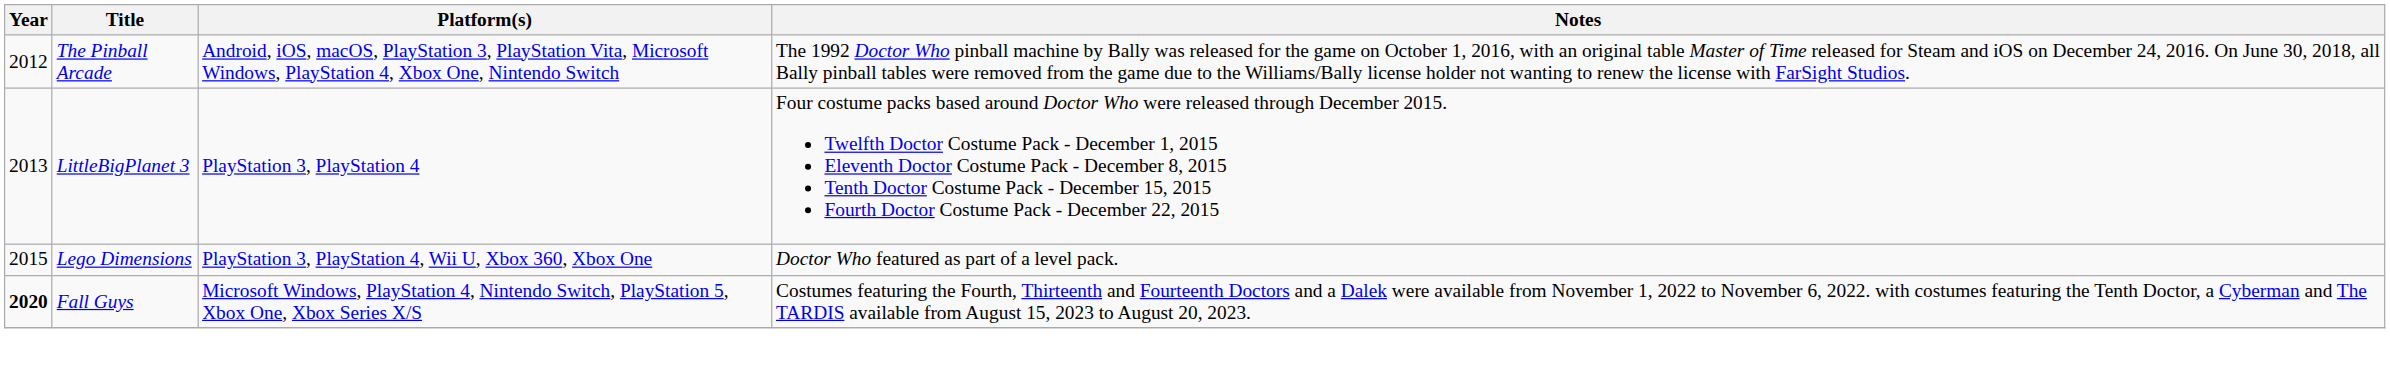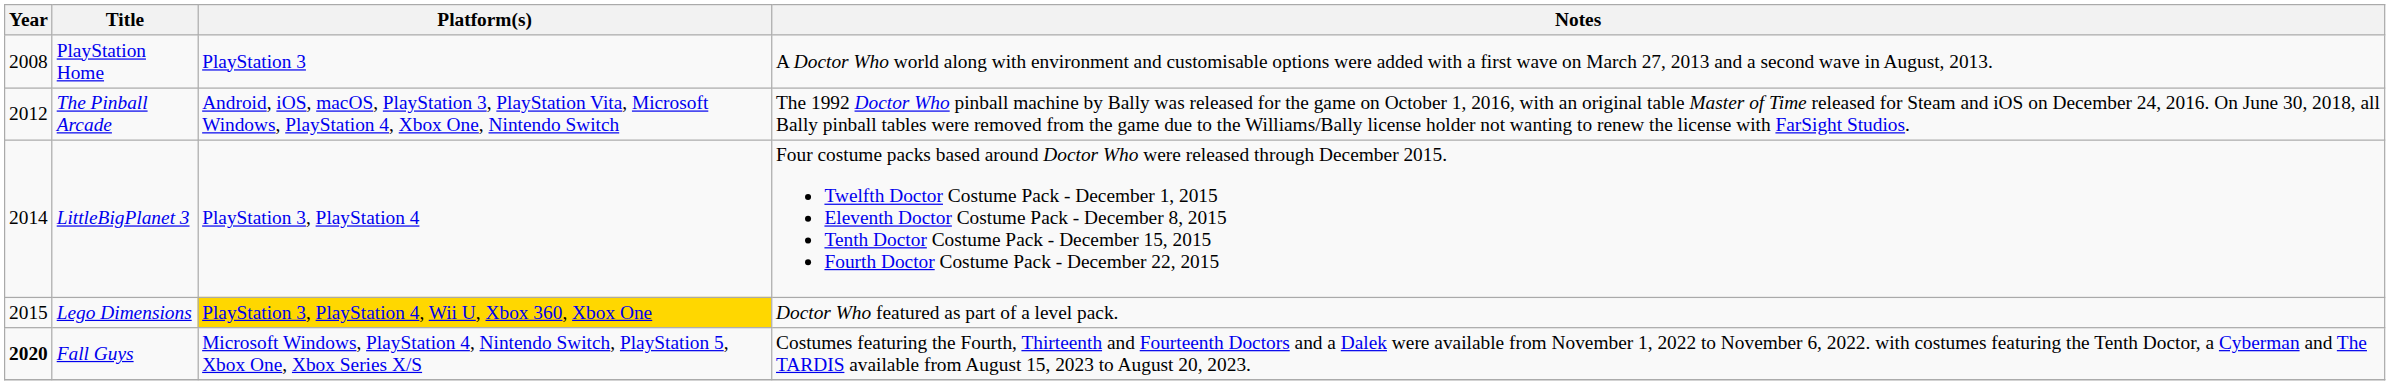+ row: (101, 61)
(28, 165) 2013 -> (28, 218) 2014
(427, 259) no background -> (427, 312) gold background
